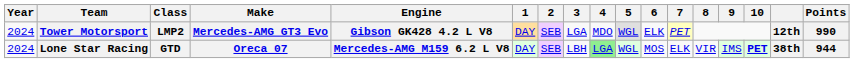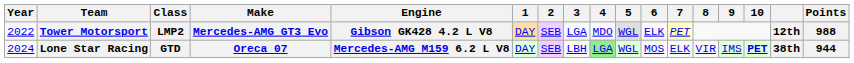(21, 31) 2024 -> (21, 31) 2022
(826, 31) 990 -> (826, 31) 988
